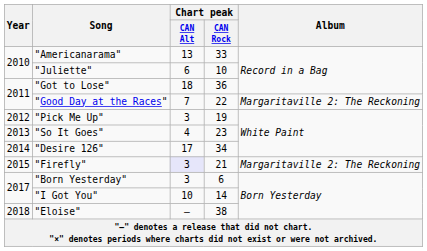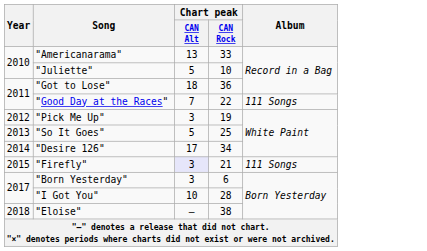(187, 70) 6 -> (192, 70) 5
(330, 102) Margaritaville 2: The Reckoning -> (271, 102) 111 Songs
(187, 133) 4 -> (192, 133) 5
(221, 133) 23 -> (226, 133) 25
(330, 164) Margaritaville 2: The Reckoning -> (271, 164) 111 Songs
(221, 196) 14 -> (226, 196) 28
